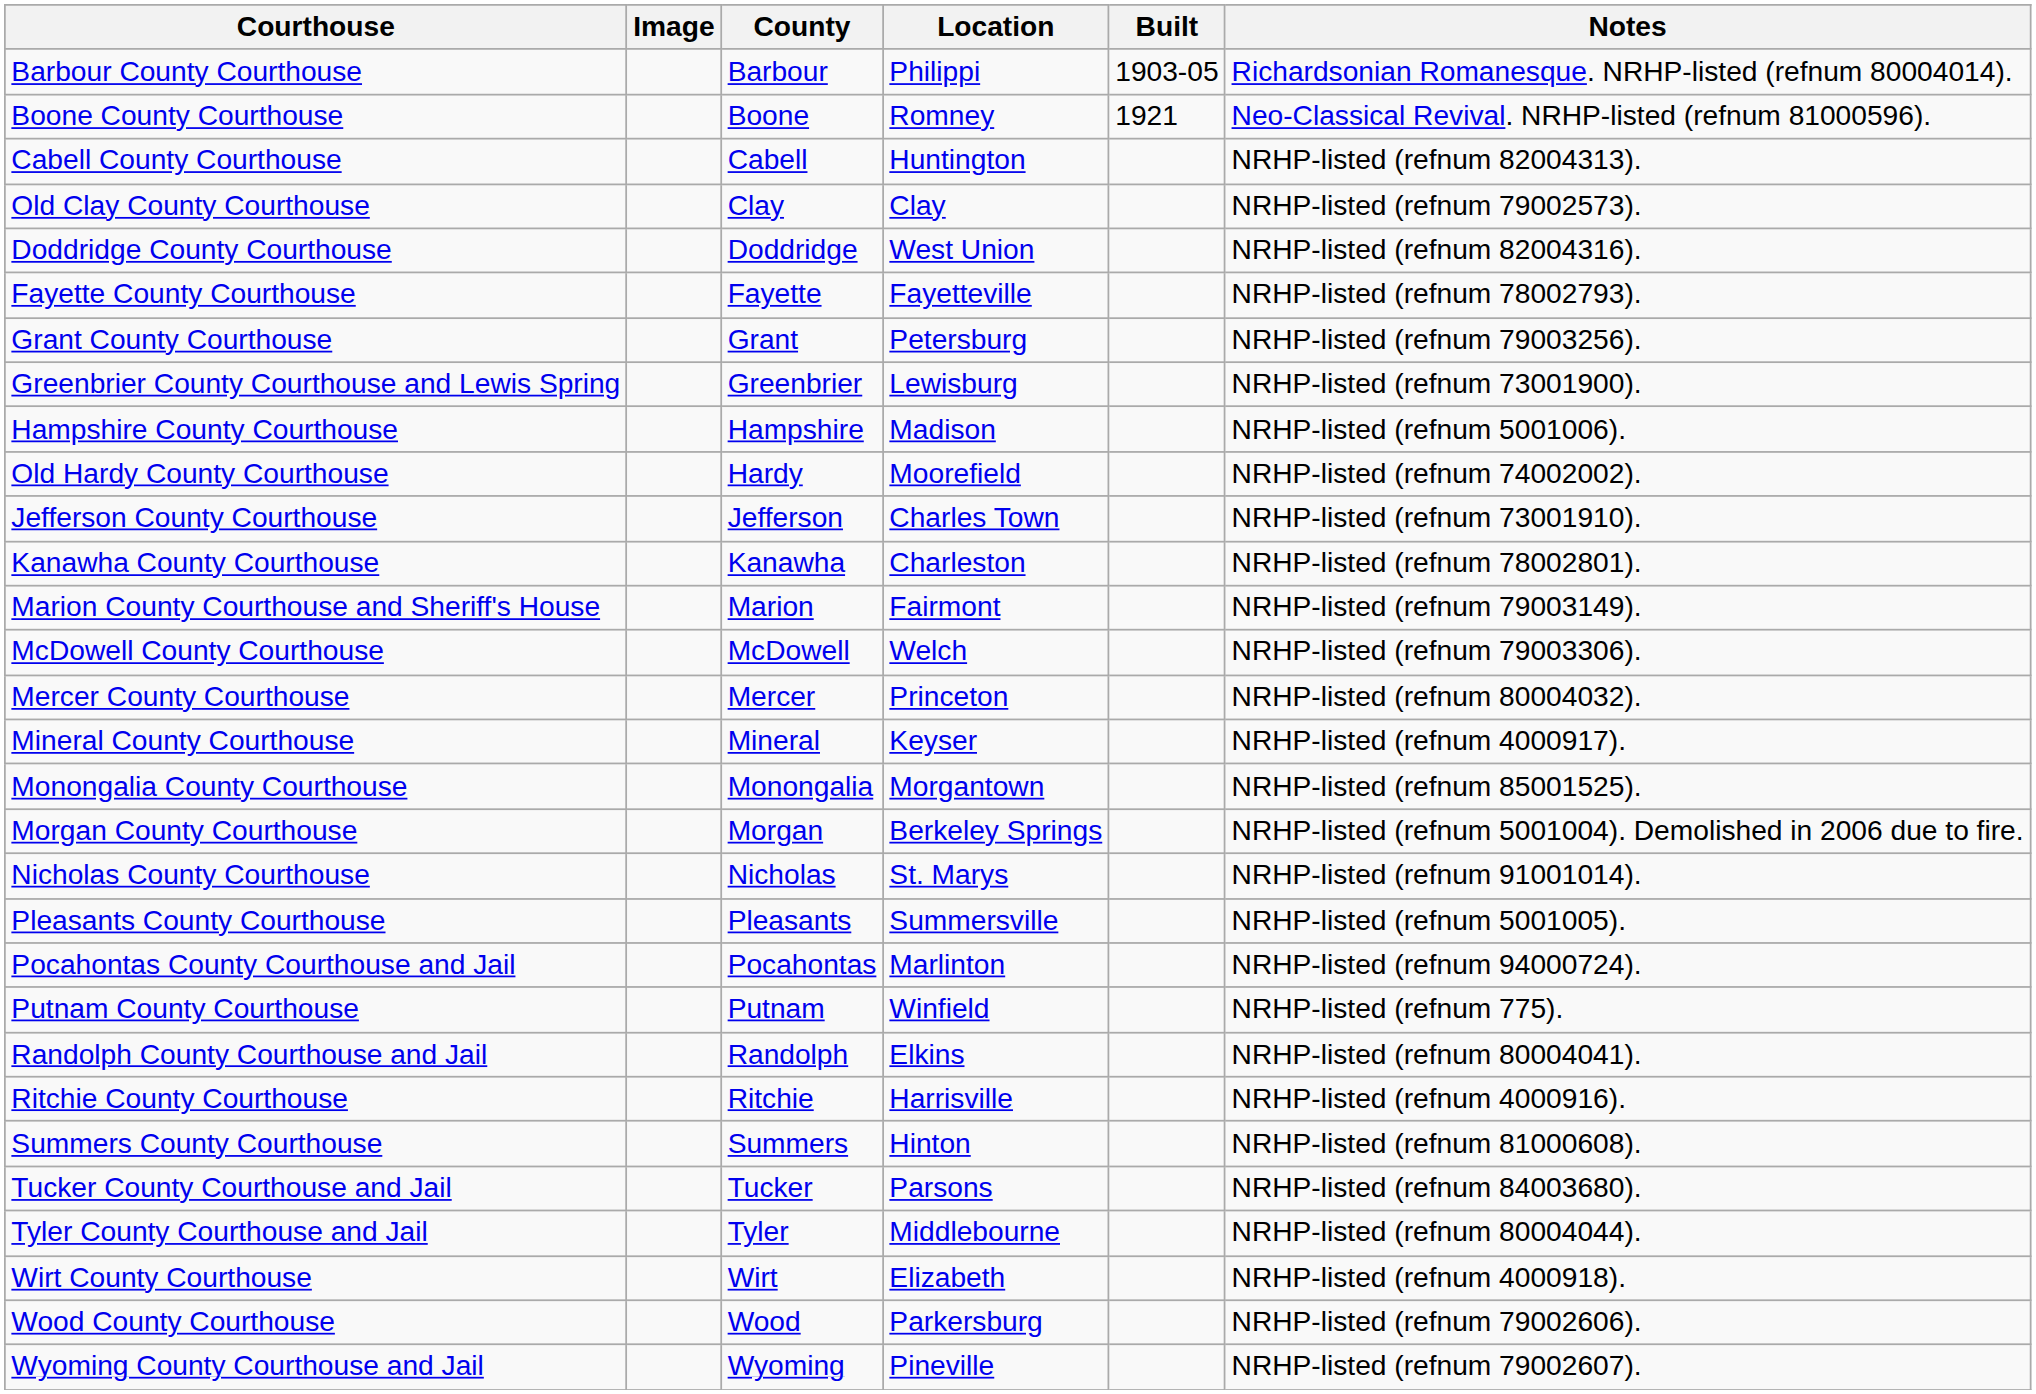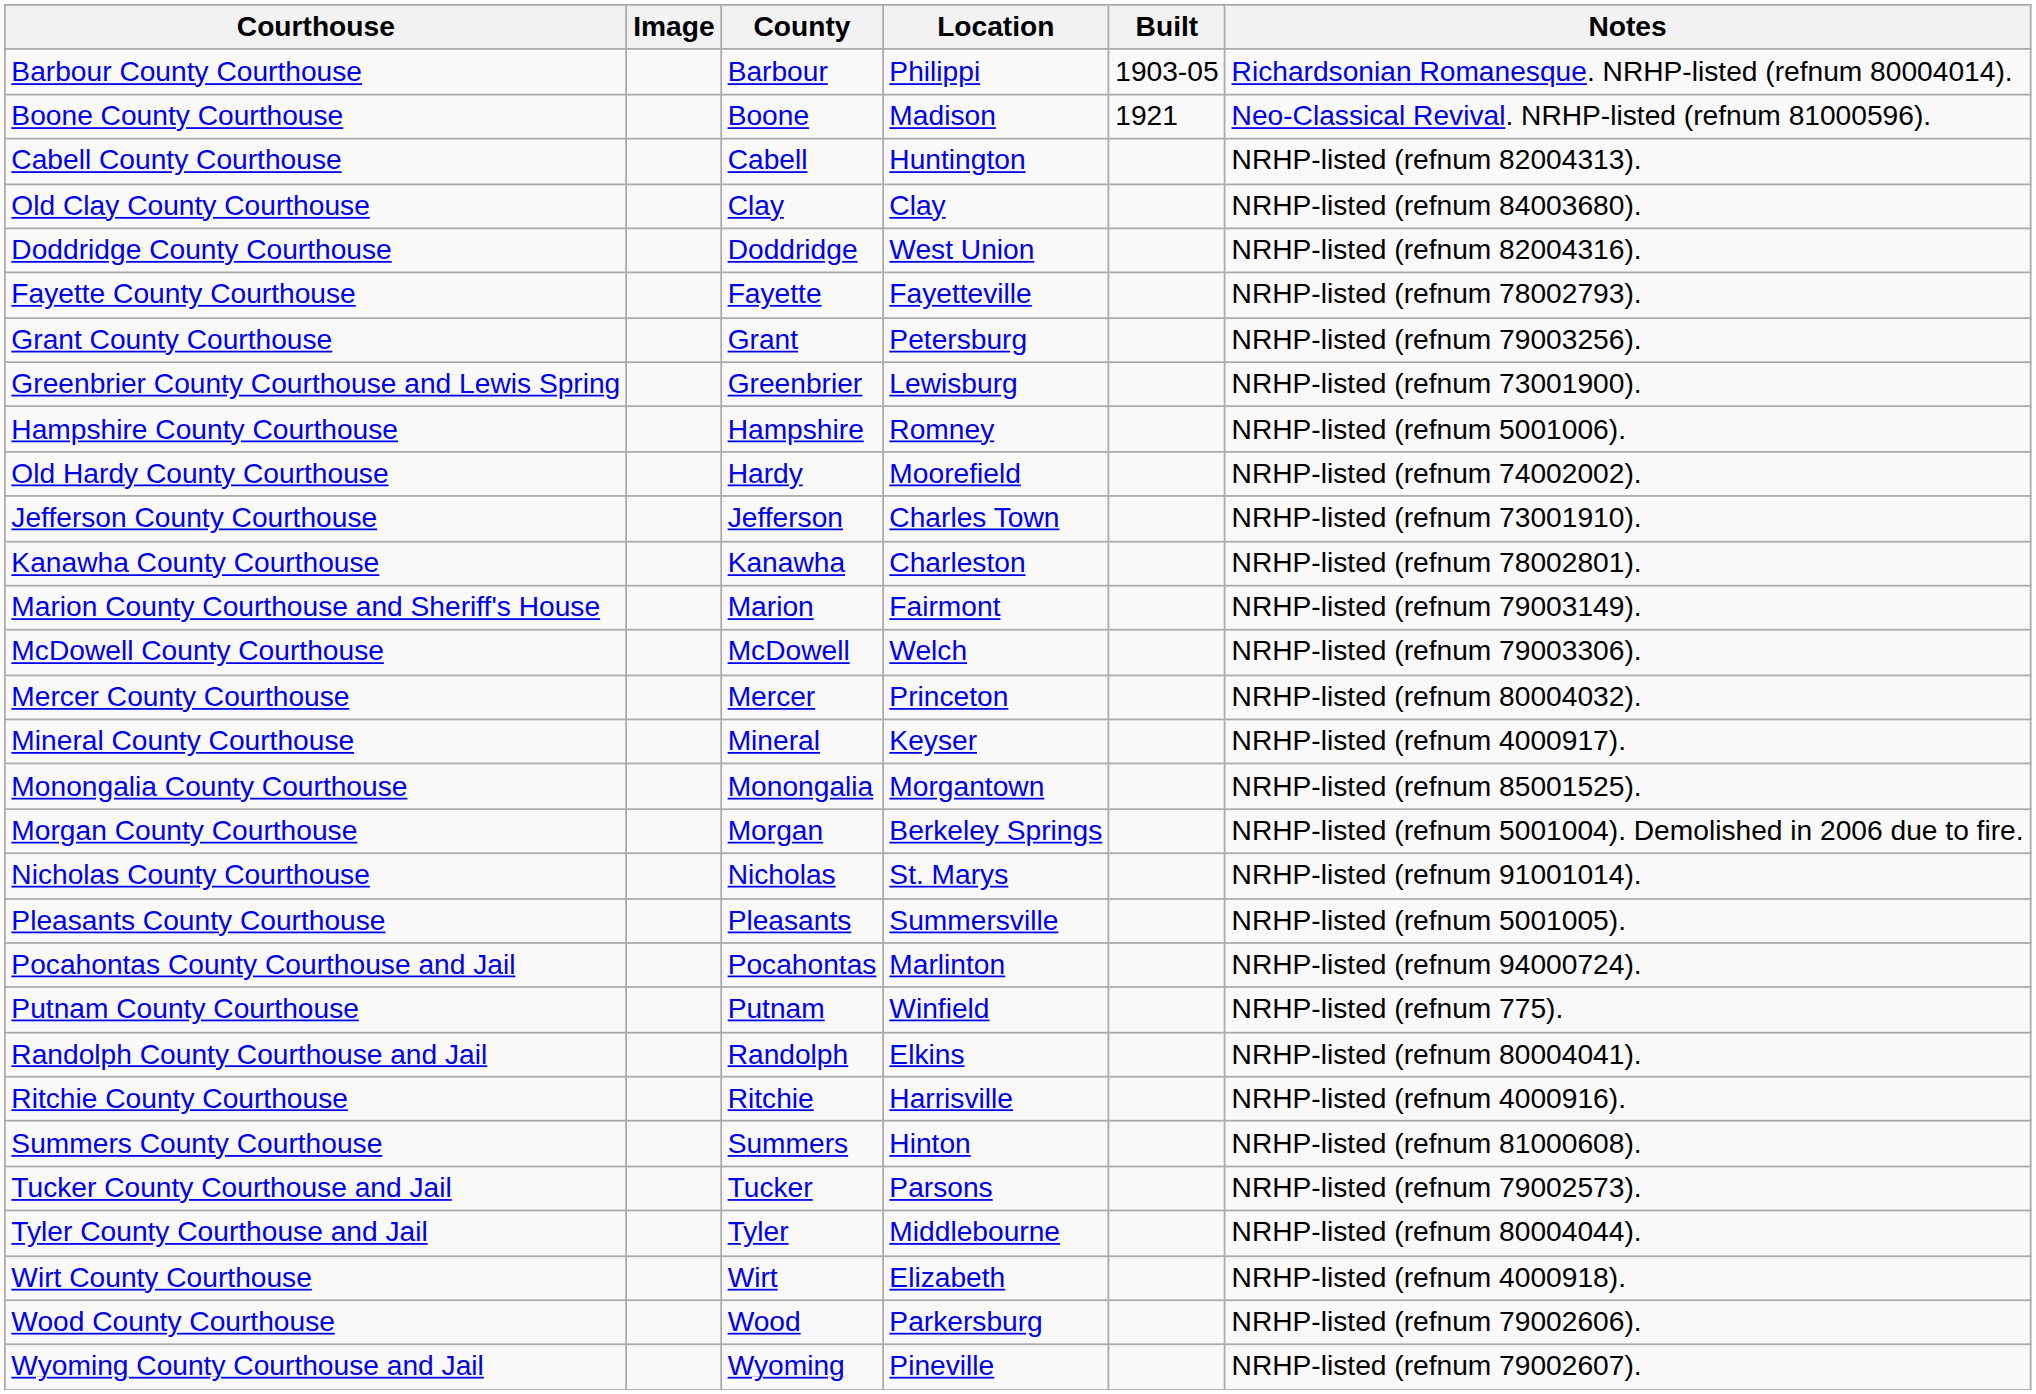(942, 116) Romney -> (943, 116) Madison
(1437, 205) NRHP-listed (refnum 79002573). -> (1437, 205) NRHP-listed (refnum 84003680).
(943, 428) Madison -> (942, 428) Romney
(1437, 1187) NRHP-listed (refnum 84003680). -> (1437, 1187) NRHP-listed (refnum 79002573).
